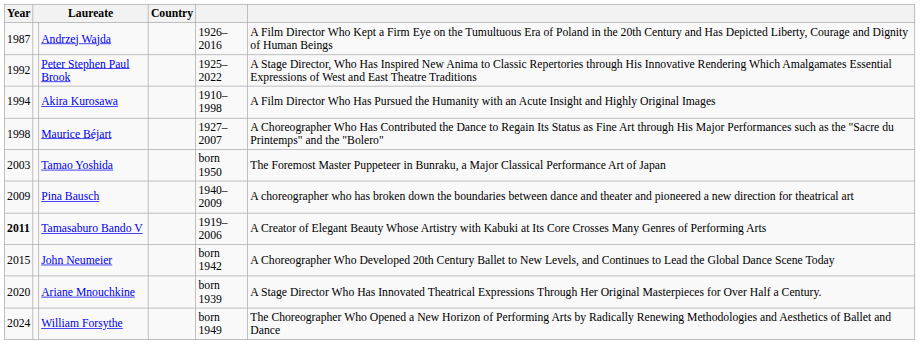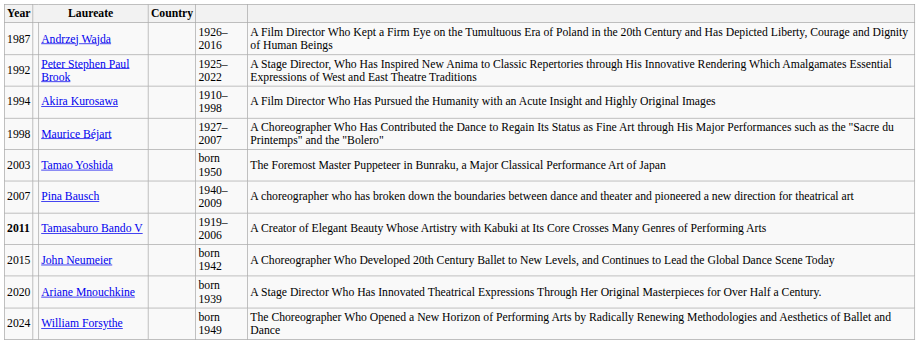(19, 197) 2009 -> (19, 197) 2007
